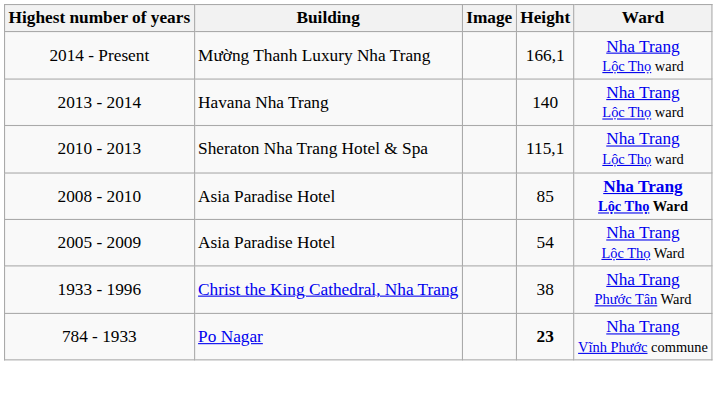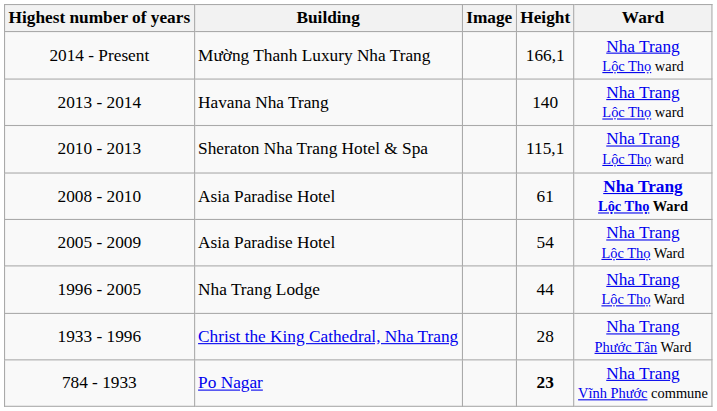(545, 195) 85 -> (545, 195) 61
+ row: (99, 289)
(545, 289) 38 -> (545, 336) 28
